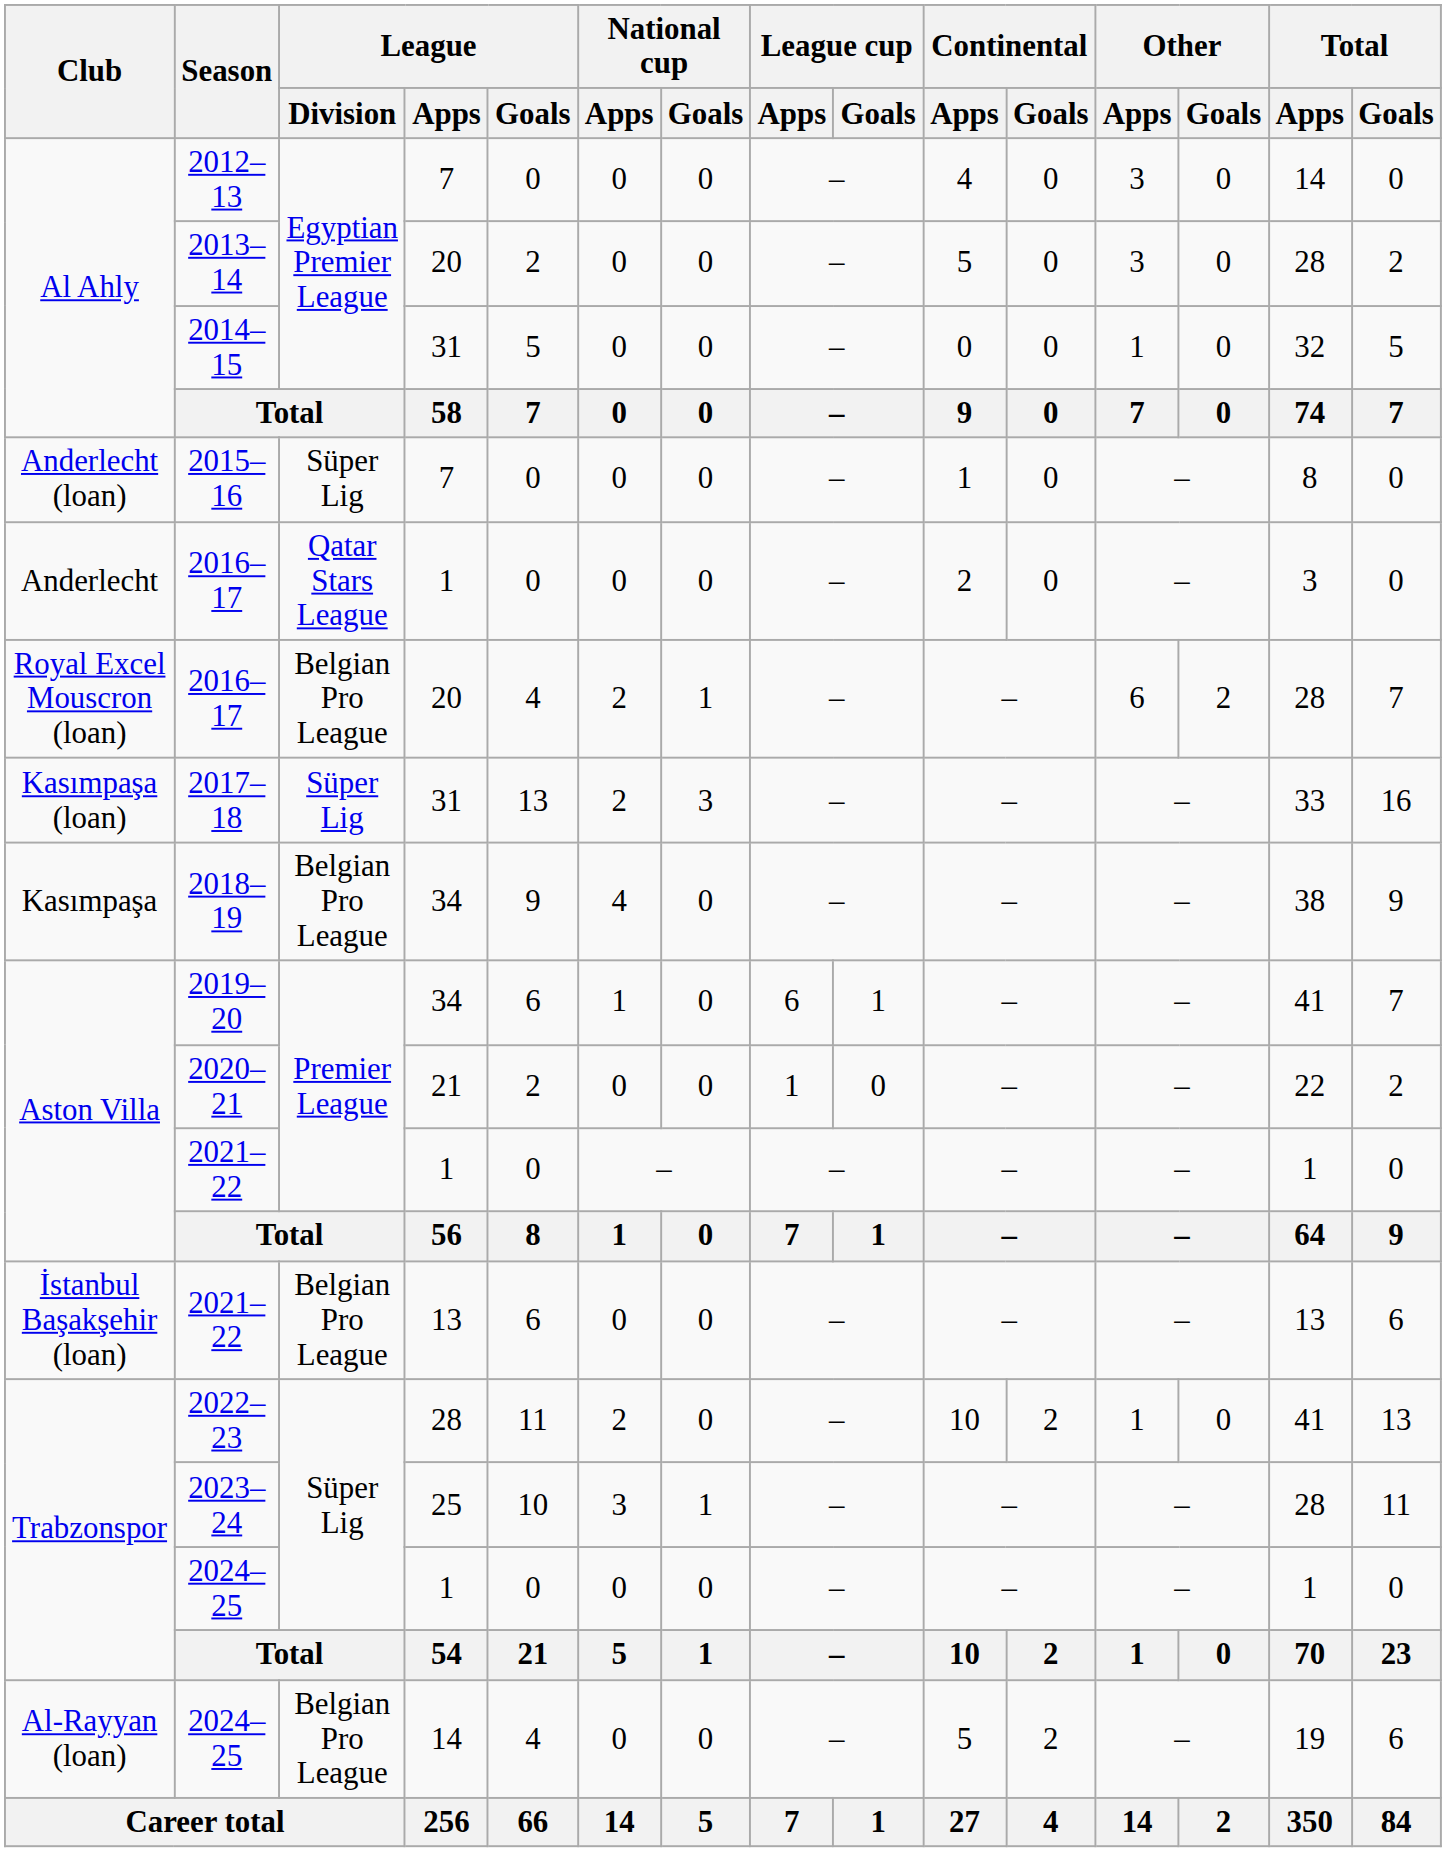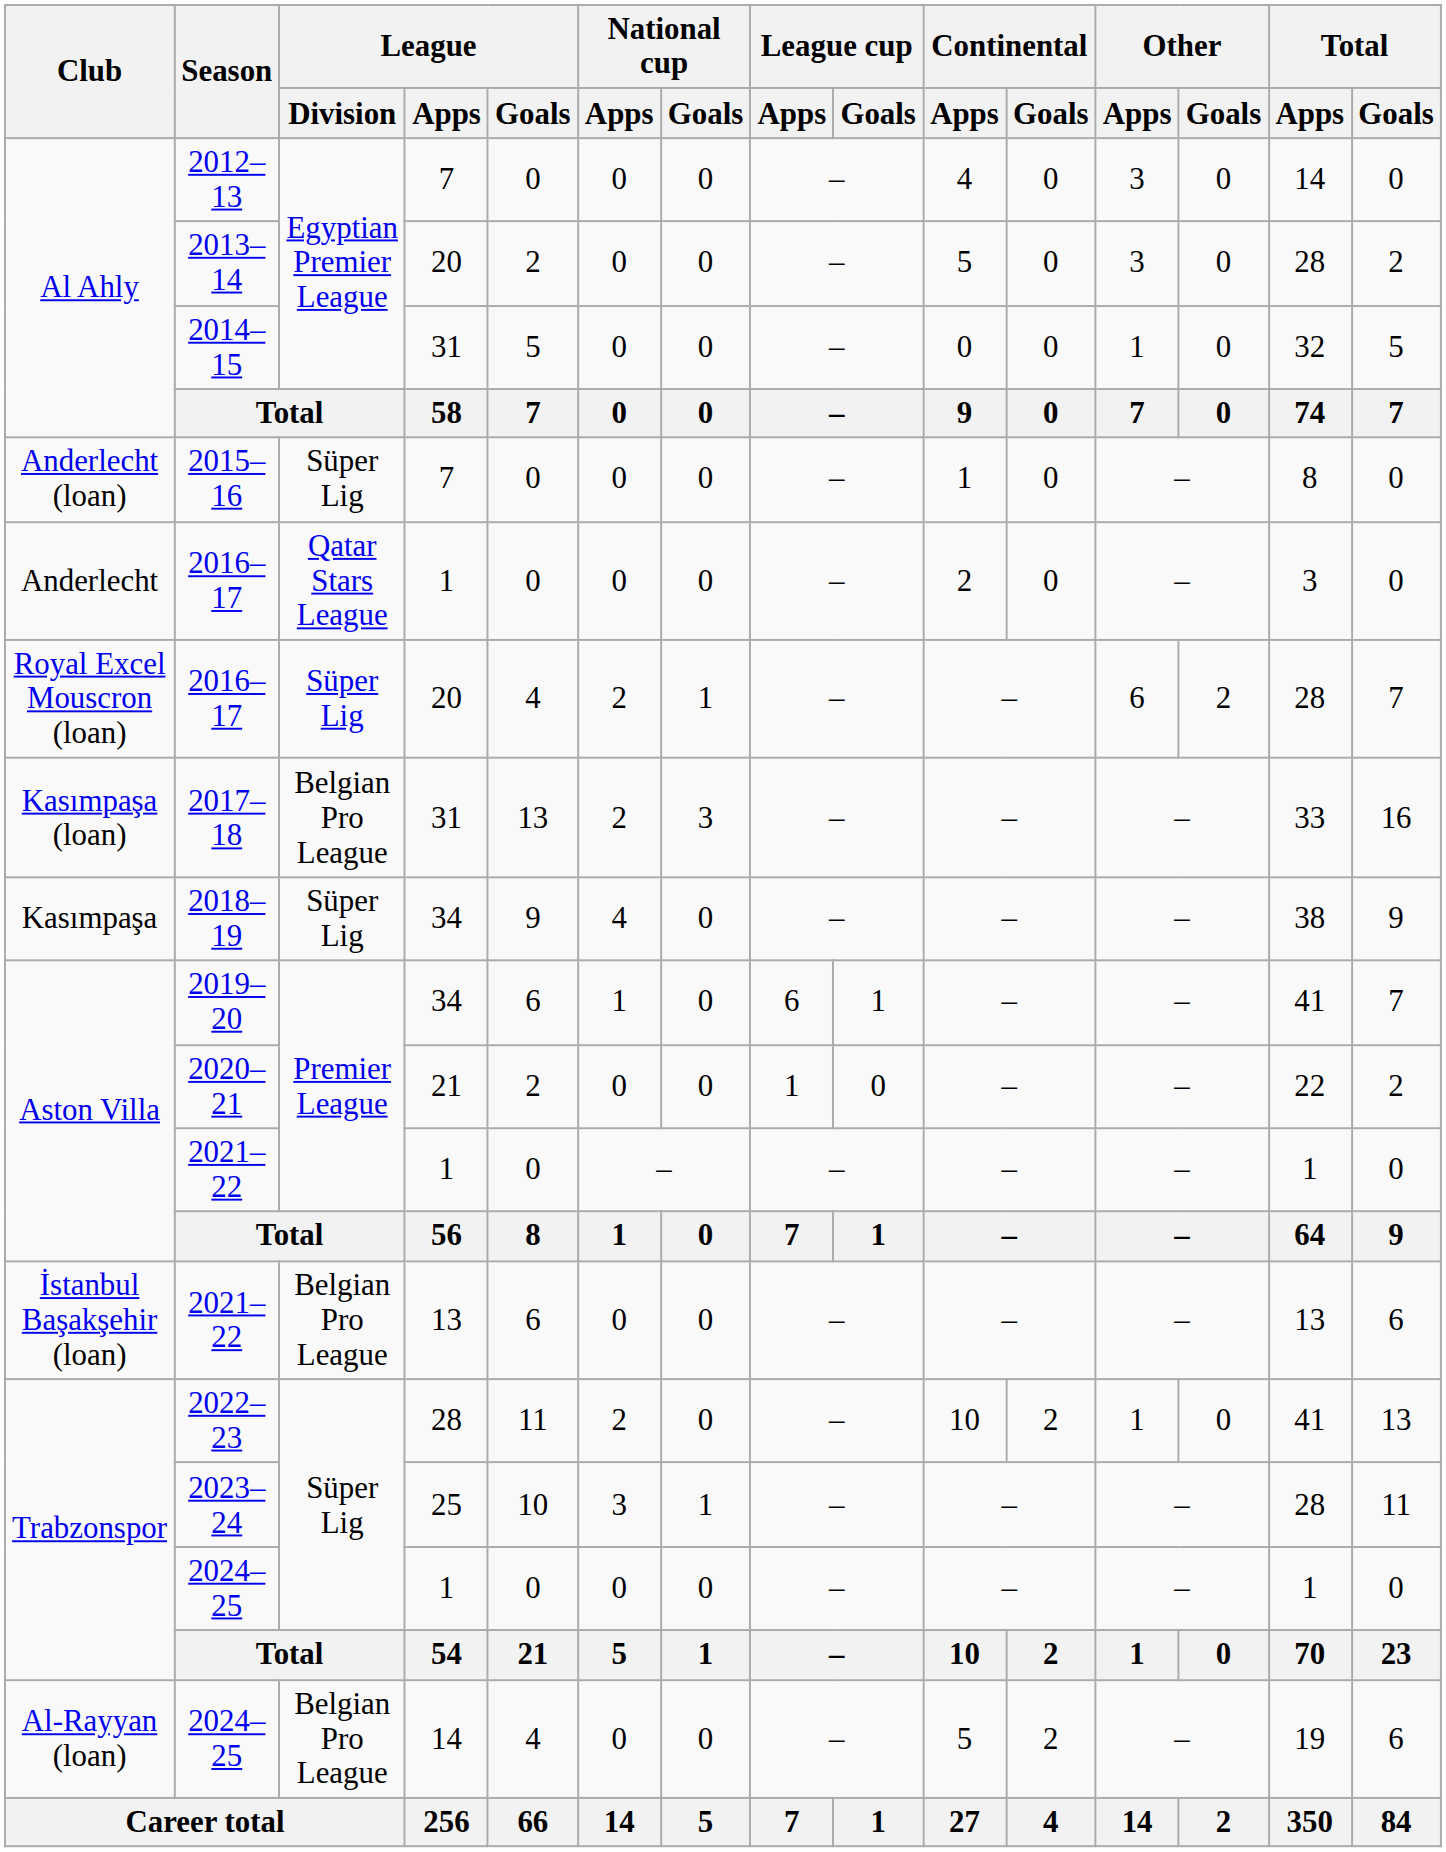(342, 698) Belgian Pro League -> (342, 698) Süper Lig
(342, 799) Süper Lig -> (342, 817) Belgian Pro League
(342, 900) Belgian Pro League -> (342, 918) Süper Lig
